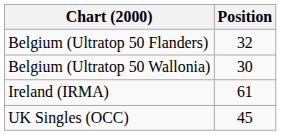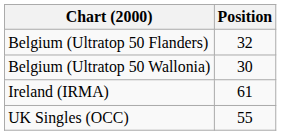(245, 117) 45 -> (245, 117) 55
